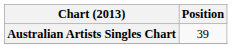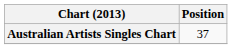(203, 33) 39 -> (203, 33) 37
